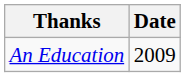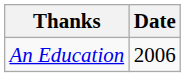(155, 54) 2009 -> (155, 54) 2006
